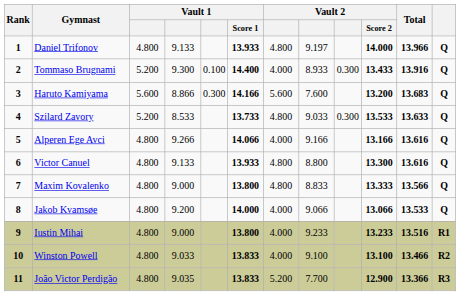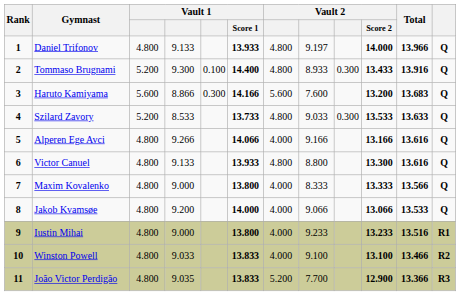(281, 70) 4.000 -> (281, 70) 4.800
(281, 186) 4.800 -> (281, 186) 4.000
(317, 186) 8.833 -> (317, 186) 8.333
